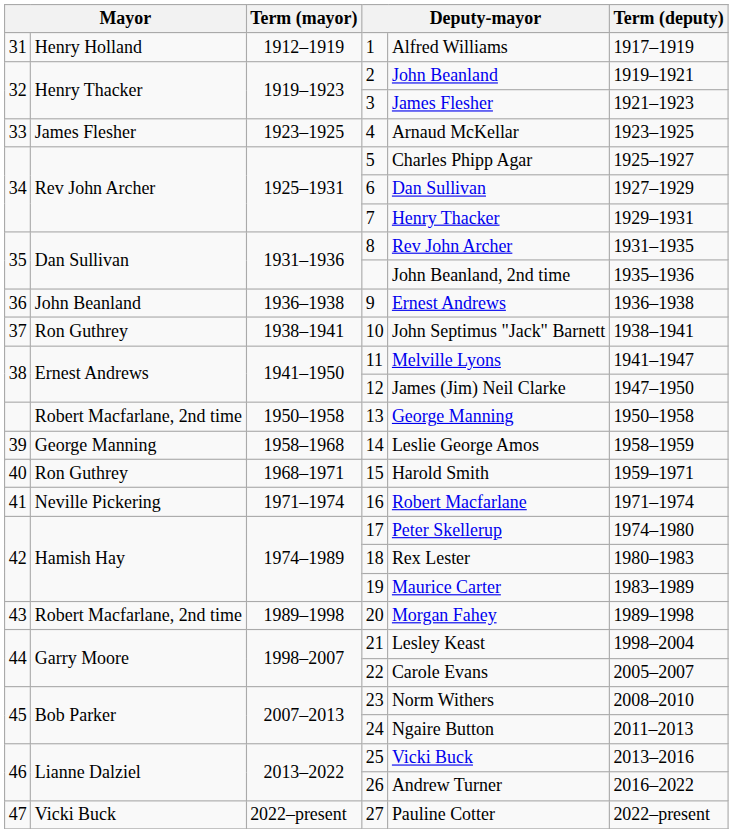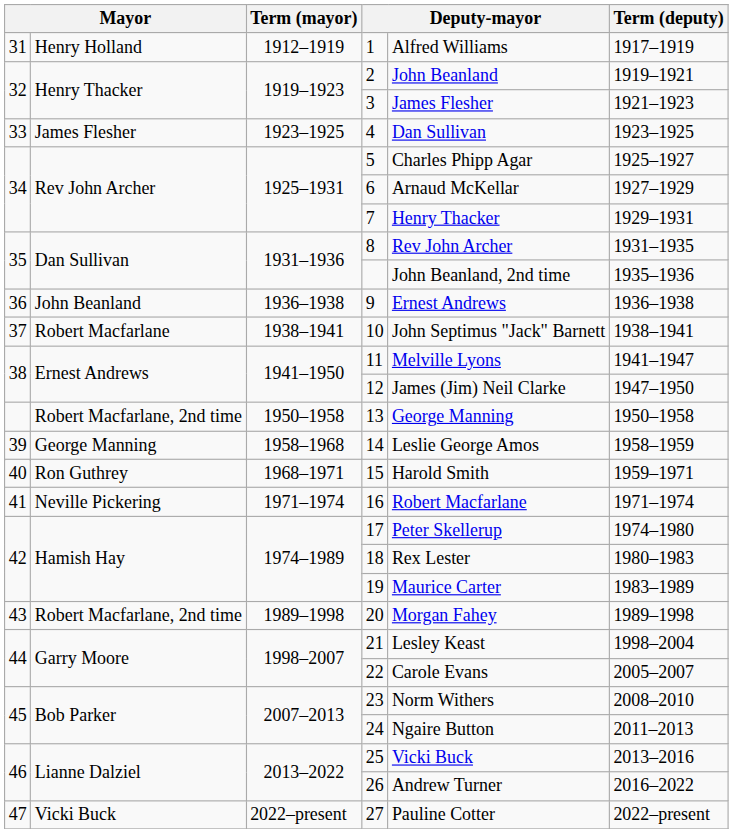(455, 132) Arnaud McKellar -> (439, 132) Dan Sullivan
(439, 189) Dan Sullivan -> (455, 189) Arnaud McKellar
(81, 331) Ron Guthrey -> (102, 331) Robert Macfarlane
